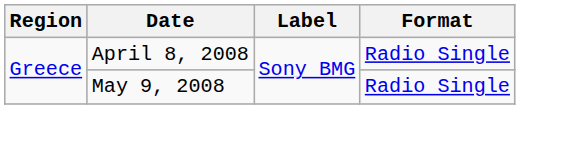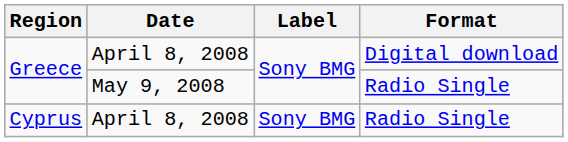(437, 54) Radio Single -> (462, 54) Digital download
+ row: (46, 120)
